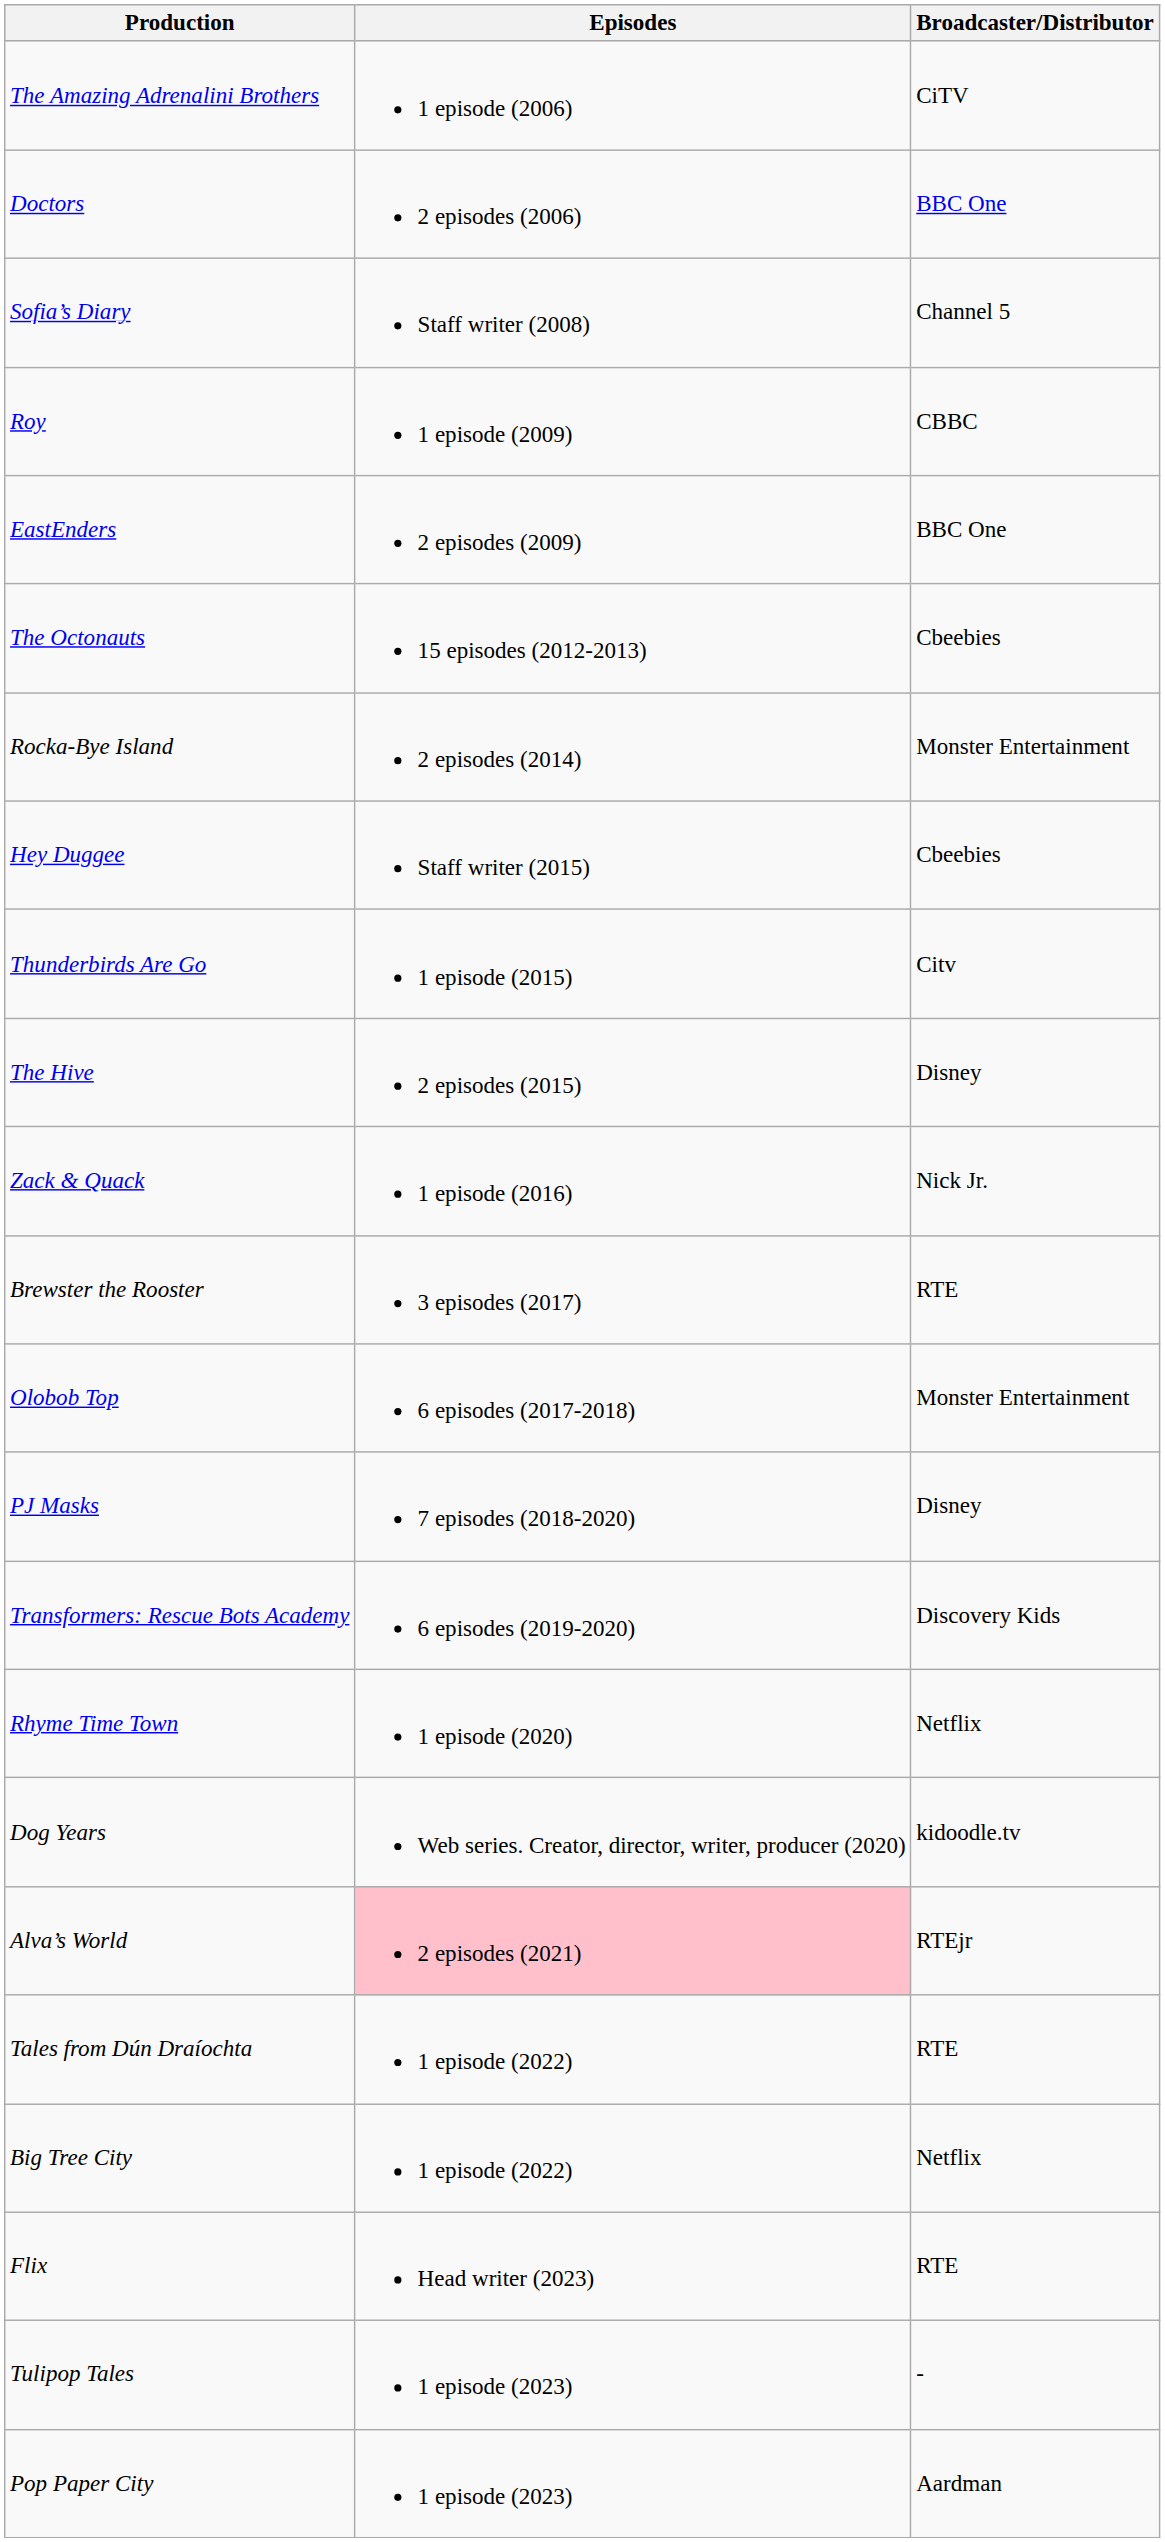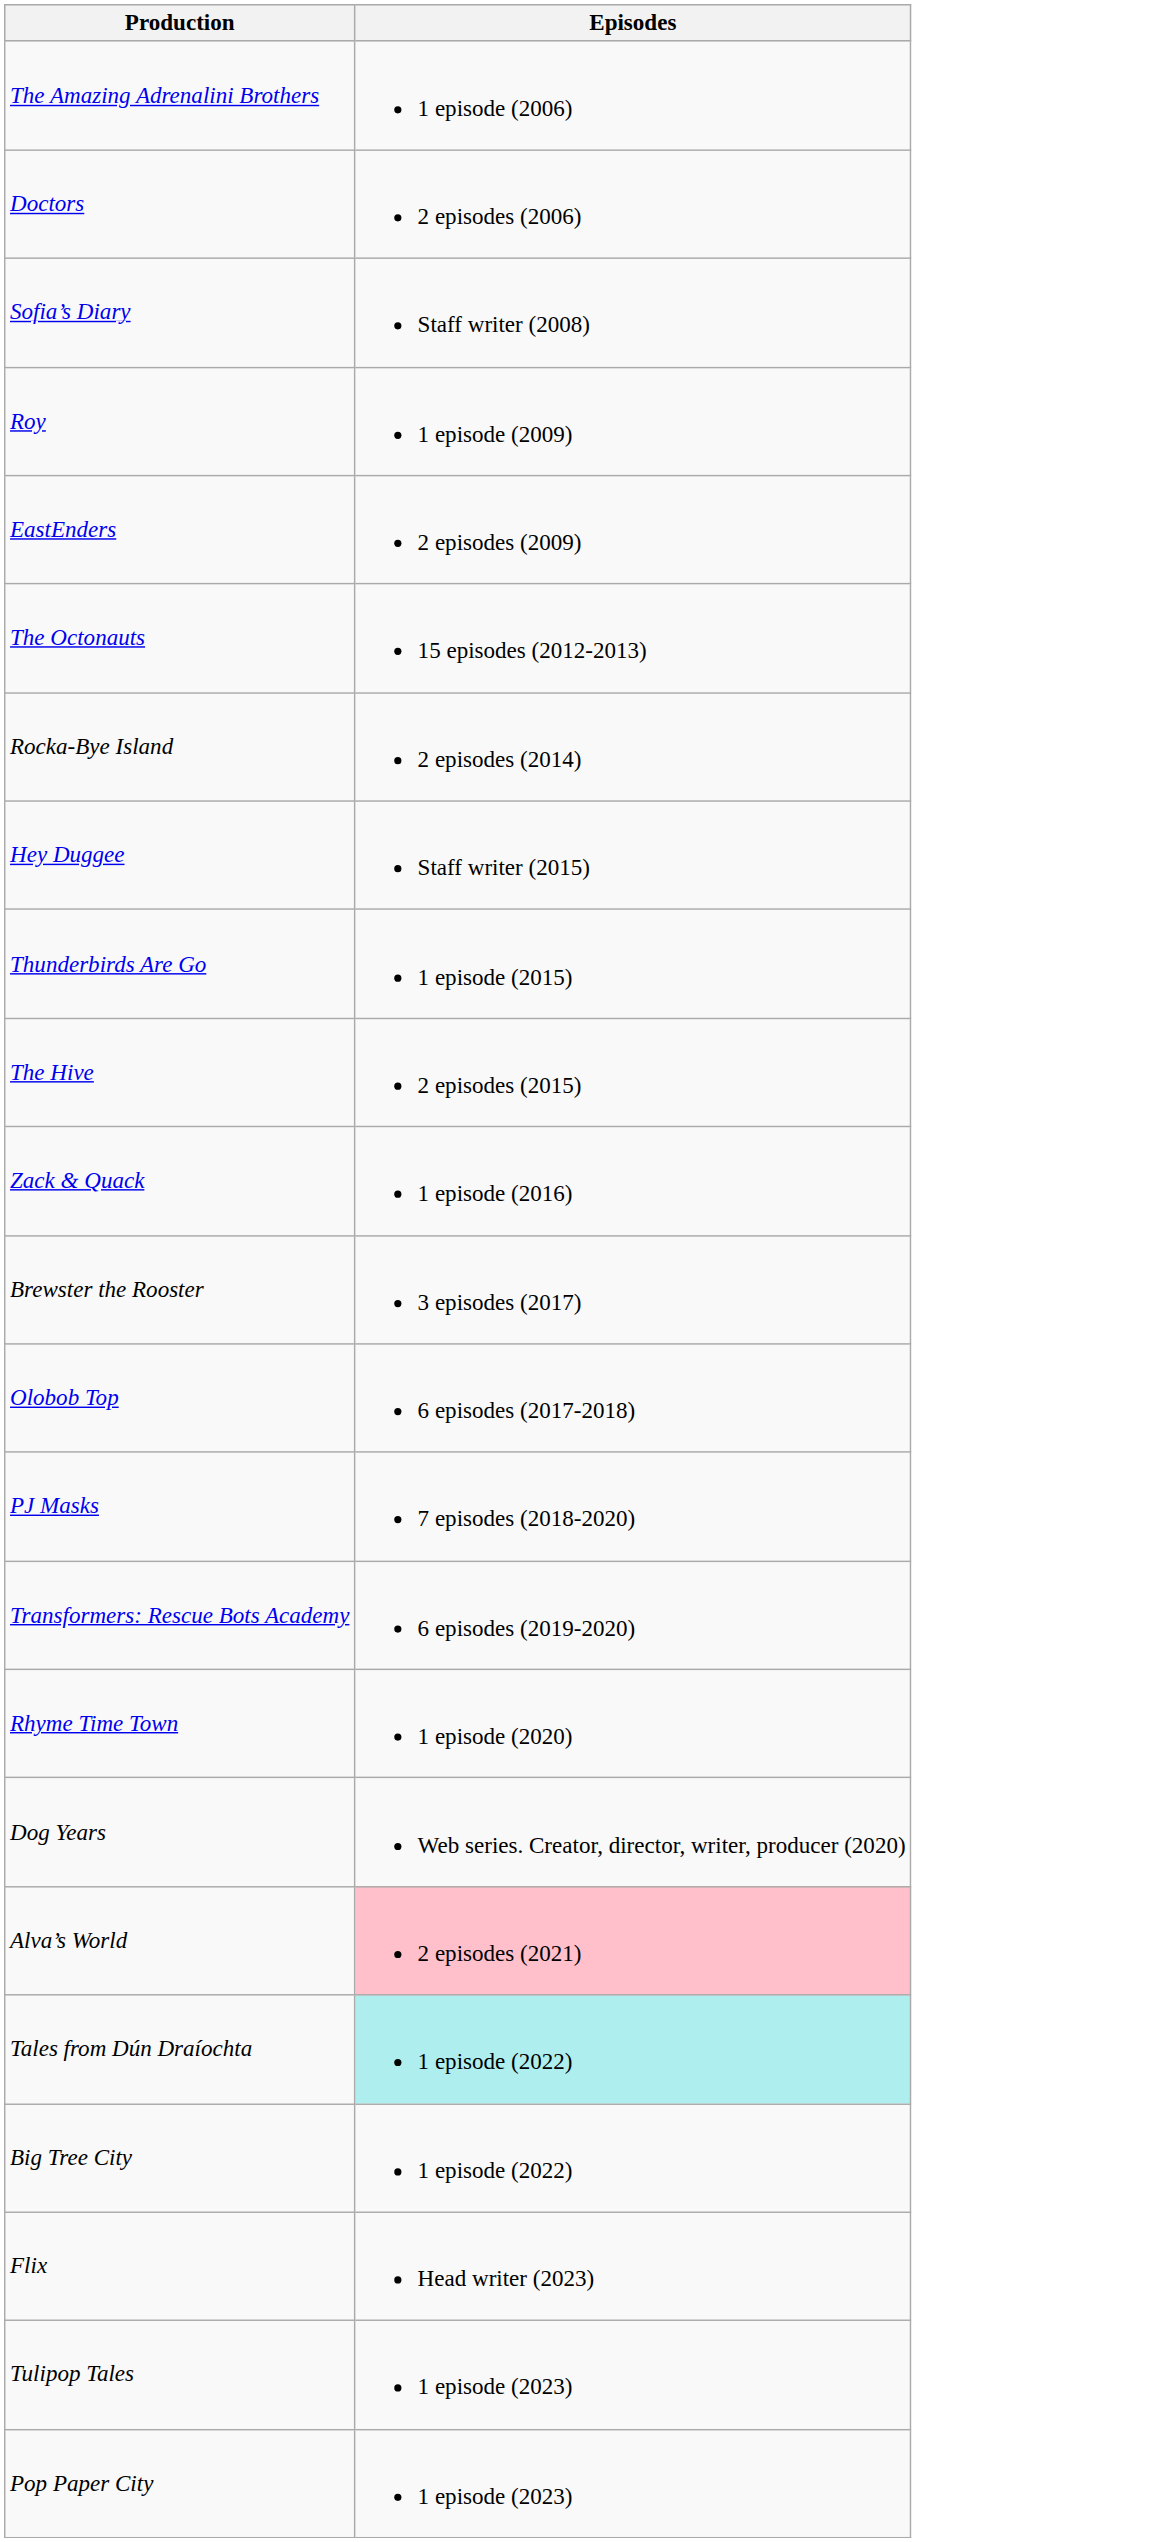- column: (1035, 22)
(633, 2062) no background -> (633, 2062) paleturquoise background
